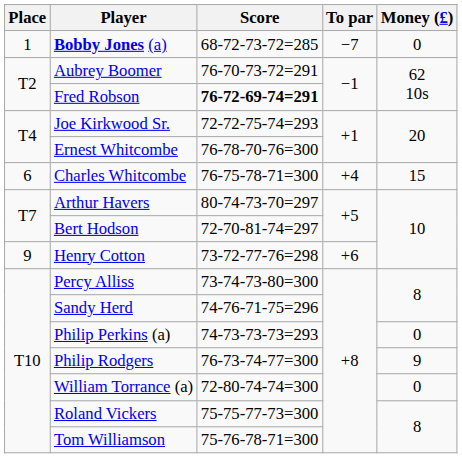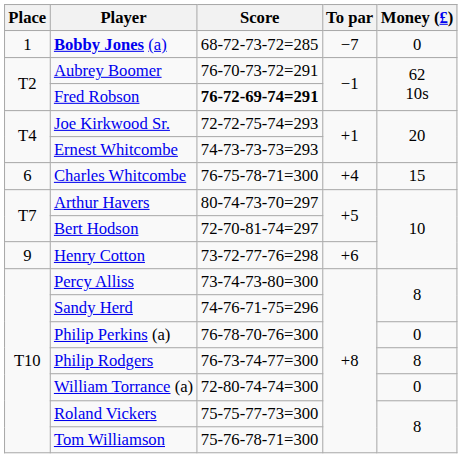(260, 149) 76-78-70-76=300 -> (260, 149) 74-73-73-73=293
(260, 334) 74-73-73-73=293 -> (260, 334) 76-78-70-76=300
(417, 360) 9 -> (417, 360) 8
